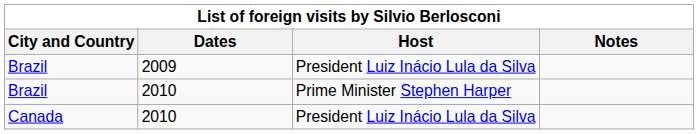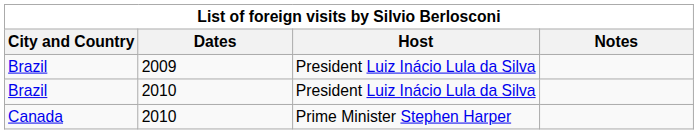(404, 91) Prime Minister Stephen Harper -> (416, 91) President Luiz Inácio Lula da Silva
(416, 116) President Luiz Inácio Lula da Silva -> (404, 116) Prime Minister Stephen Harper
